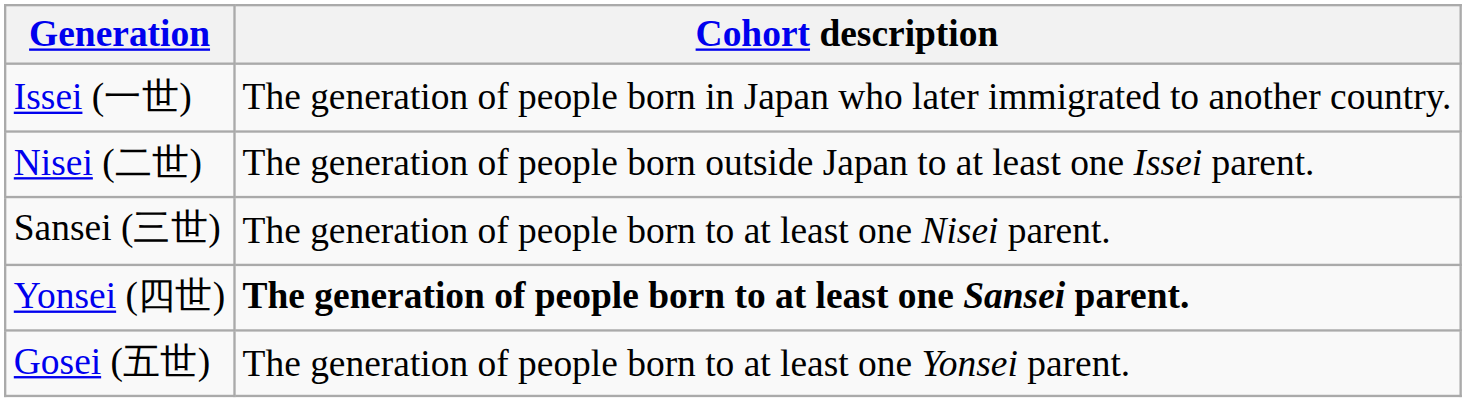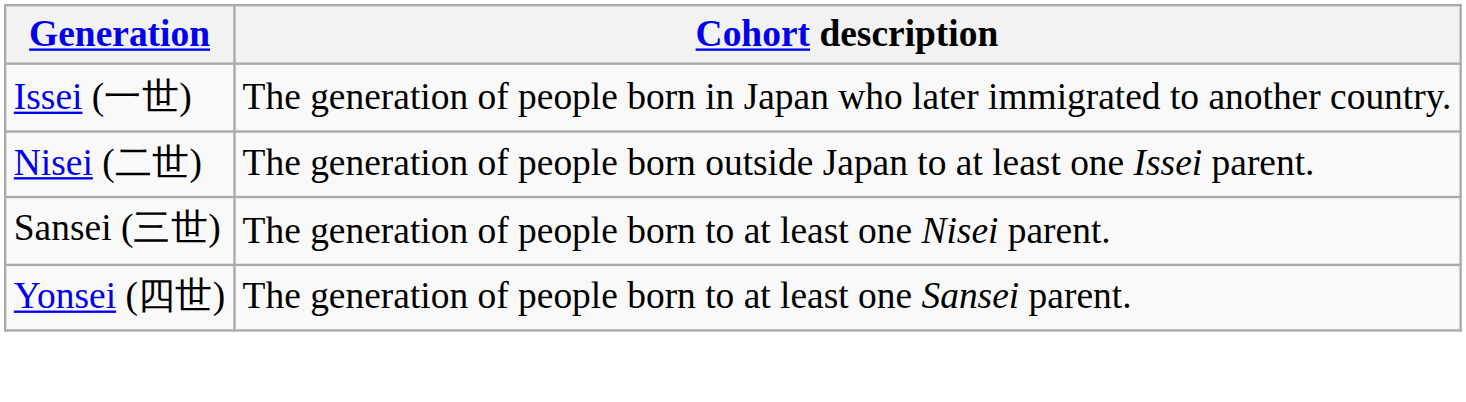(716, 296) bold -> (687, 296) normal
- row: (112, 361)
